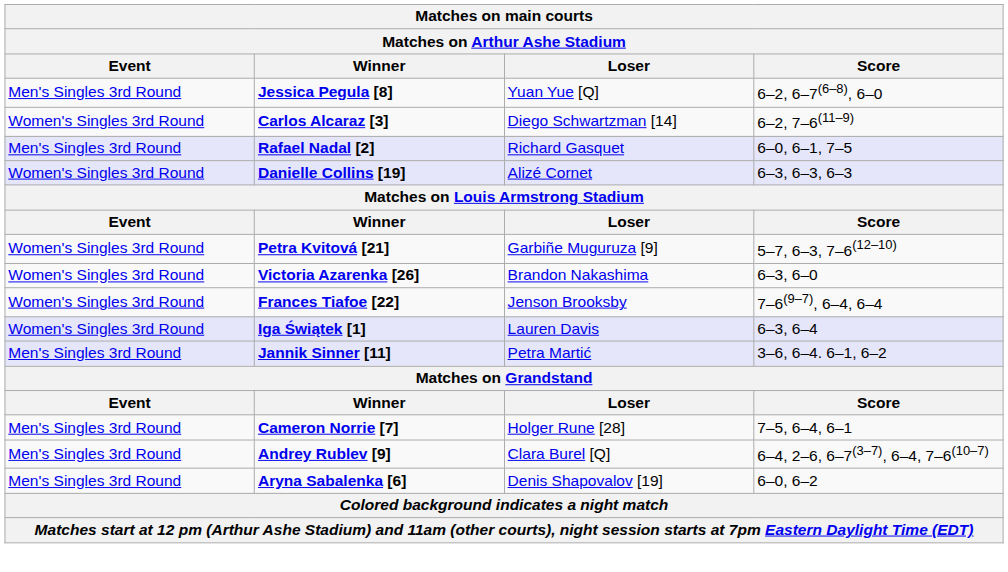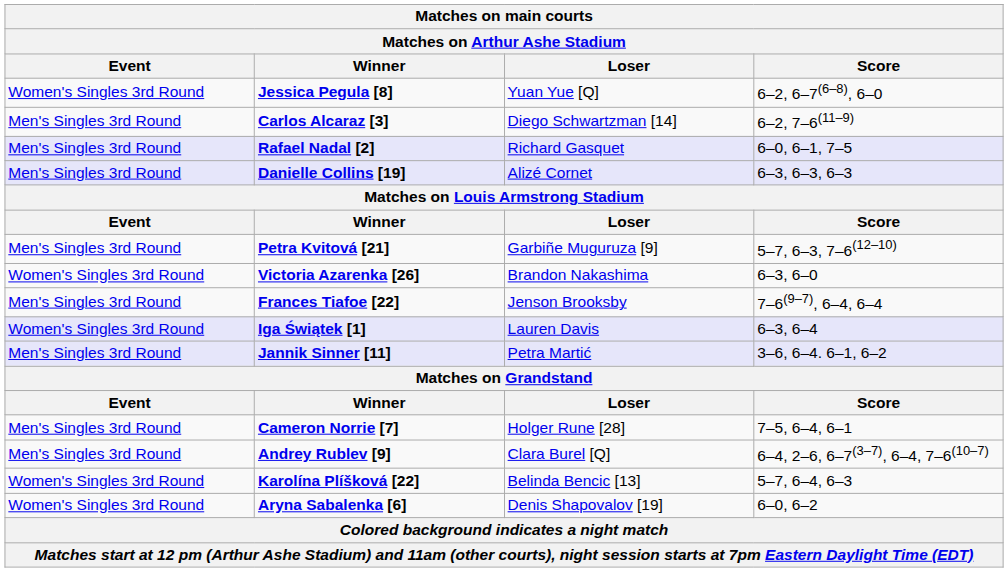(95, 92) Men's Singles 3rd Round -> (106, 92) Women's Singles 3rd Round
(106, 121) Women's Singles 3rd Round -> (95, 121) Men's Singles 3rd Round
(106, 172) Women's Singles 3rd Round -> (95, 172) Men's Singles 3rd Round
(106, 248) Women's Singles 3rd Round -> (95, 248) Men's Singles 3rd Round
(106, 302) Women's Singles 3rd Round -> (95, 302) Men's Singles 3rd Round
+ row: (339, 480)
(95, 480) Men's Singles 3rd Round -> (106, 505) Women's Singles 3rd Round
